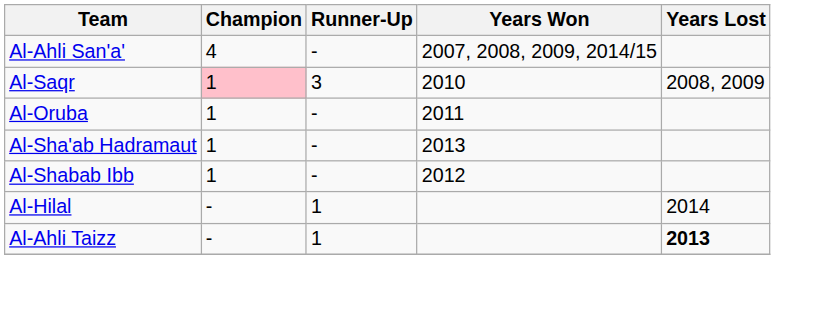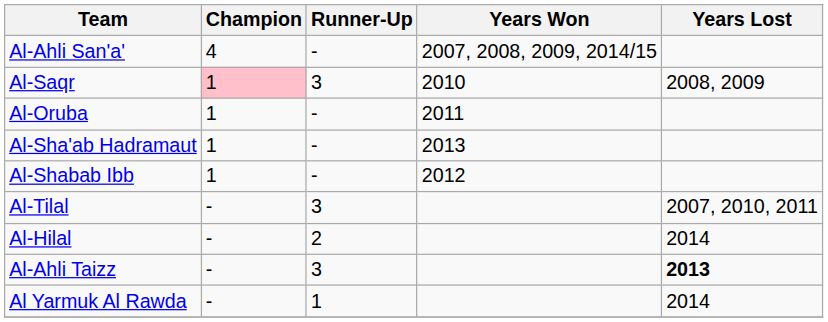+ row: (39, 207)
(317, 207) 1 -> (317, 238) 2
(317, 238) 1 -> (317, 269) 3
+ row: (98, 301)
